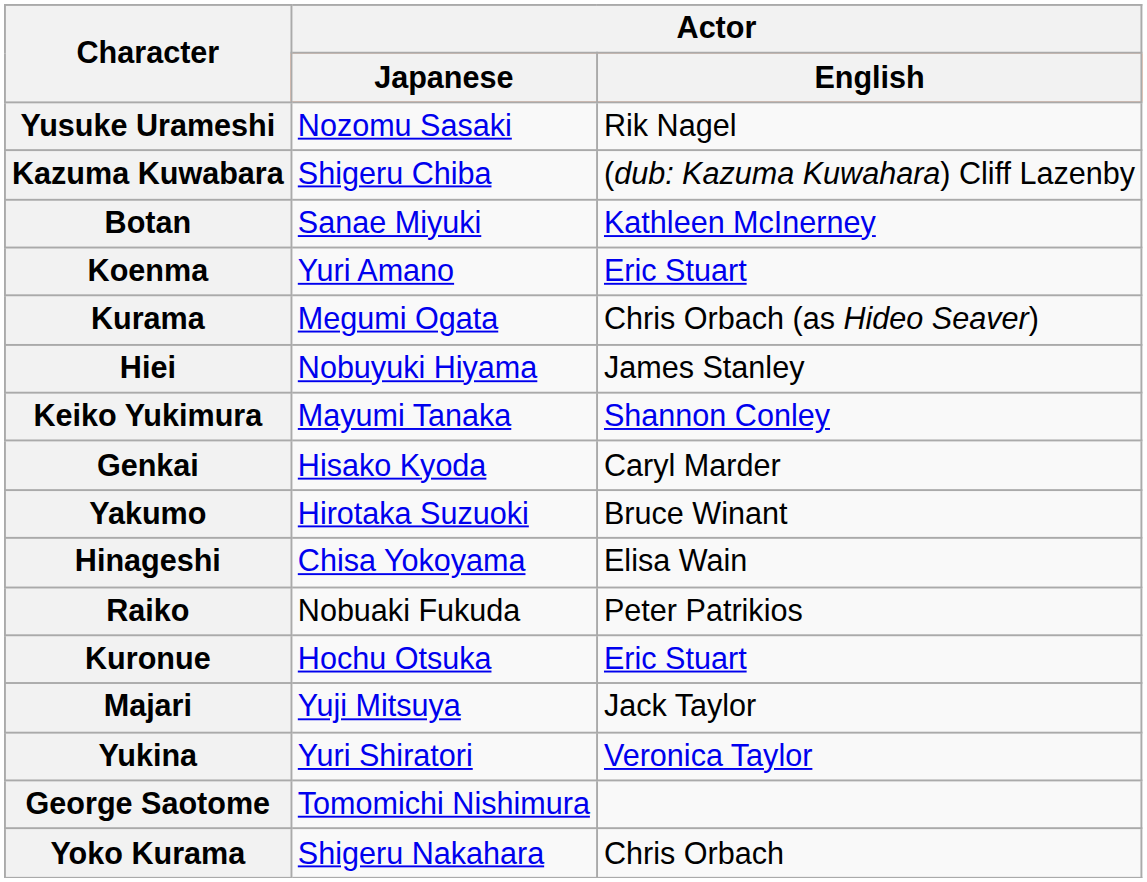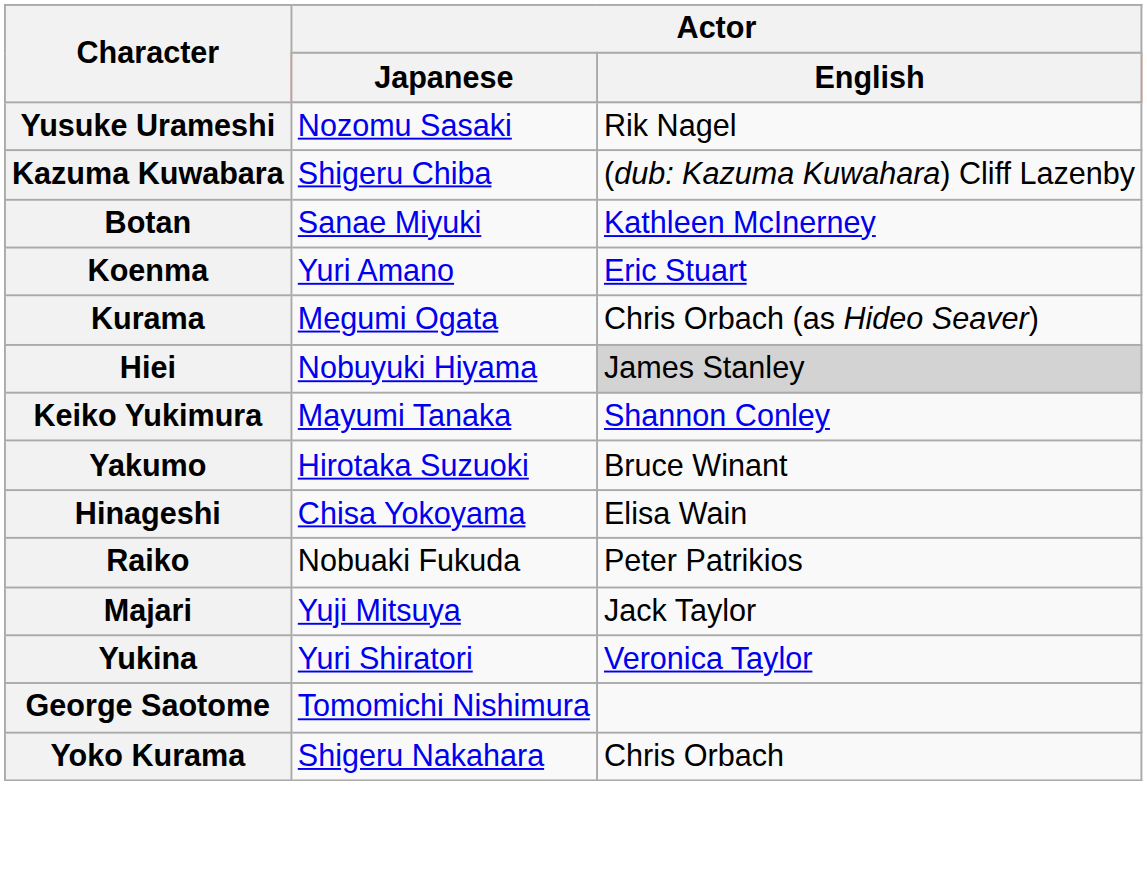(704, 367) no background -> (704, 367) lightgrey background
- row: (148, 464)
- row: (148, 658)
